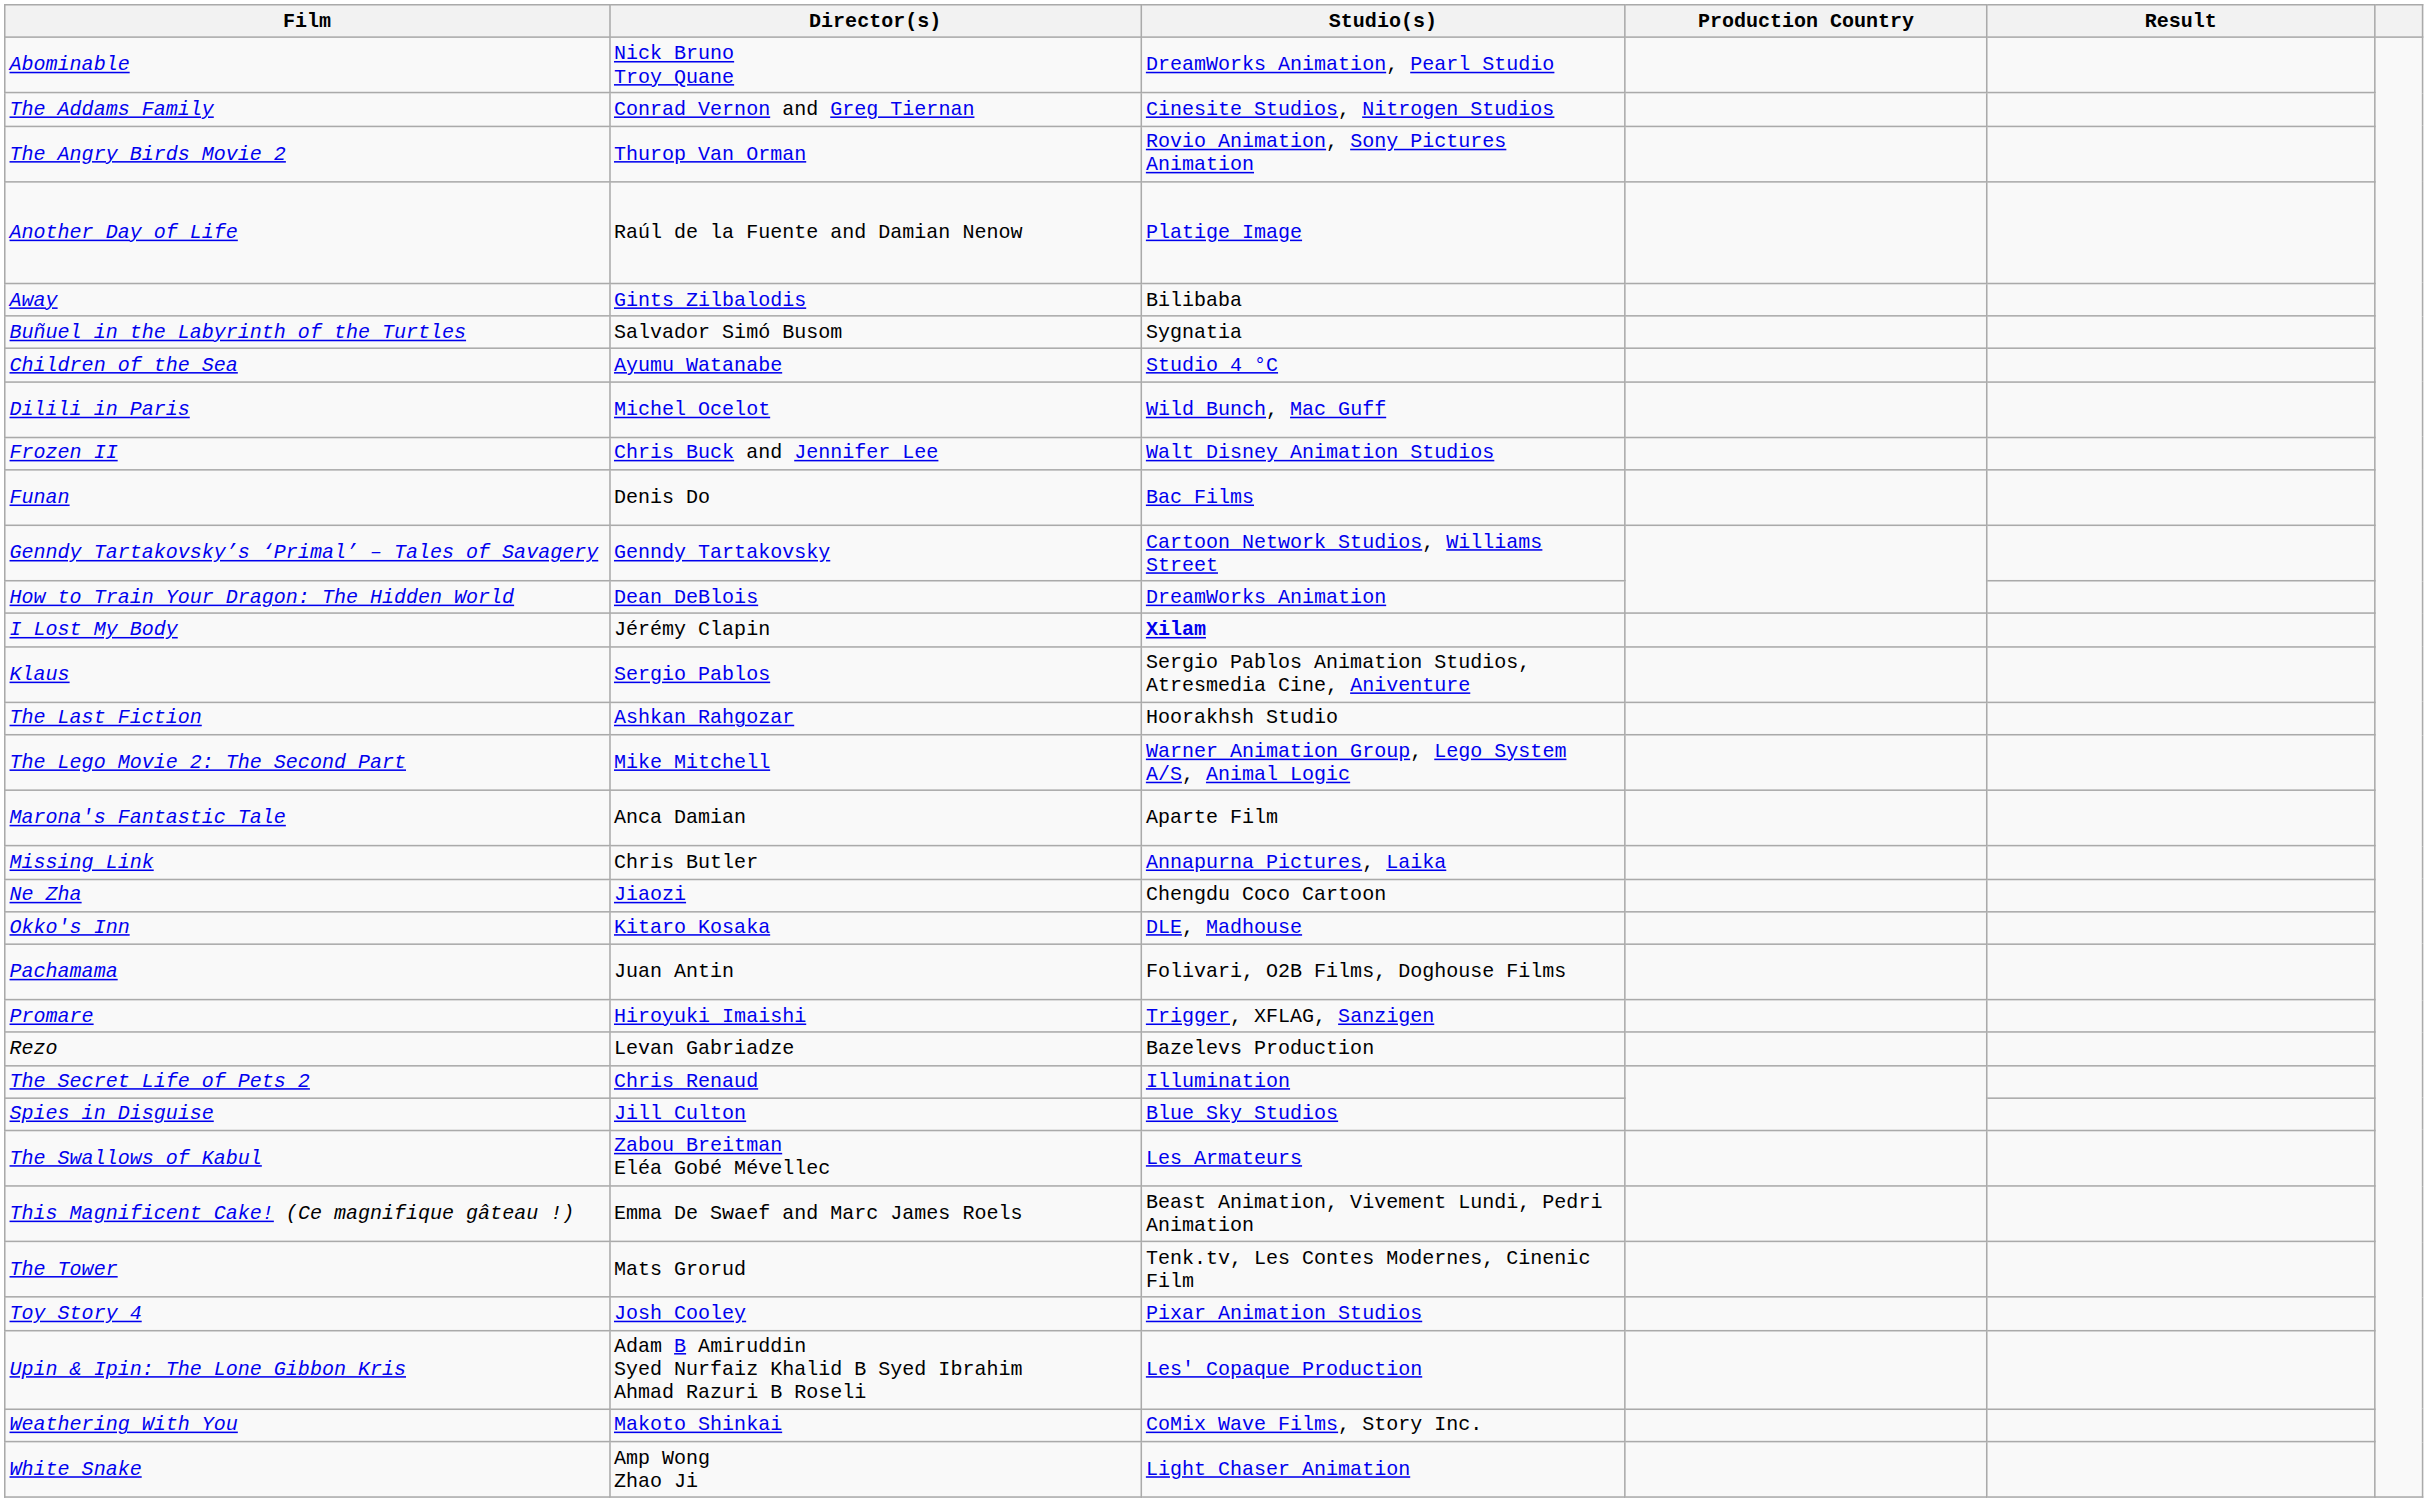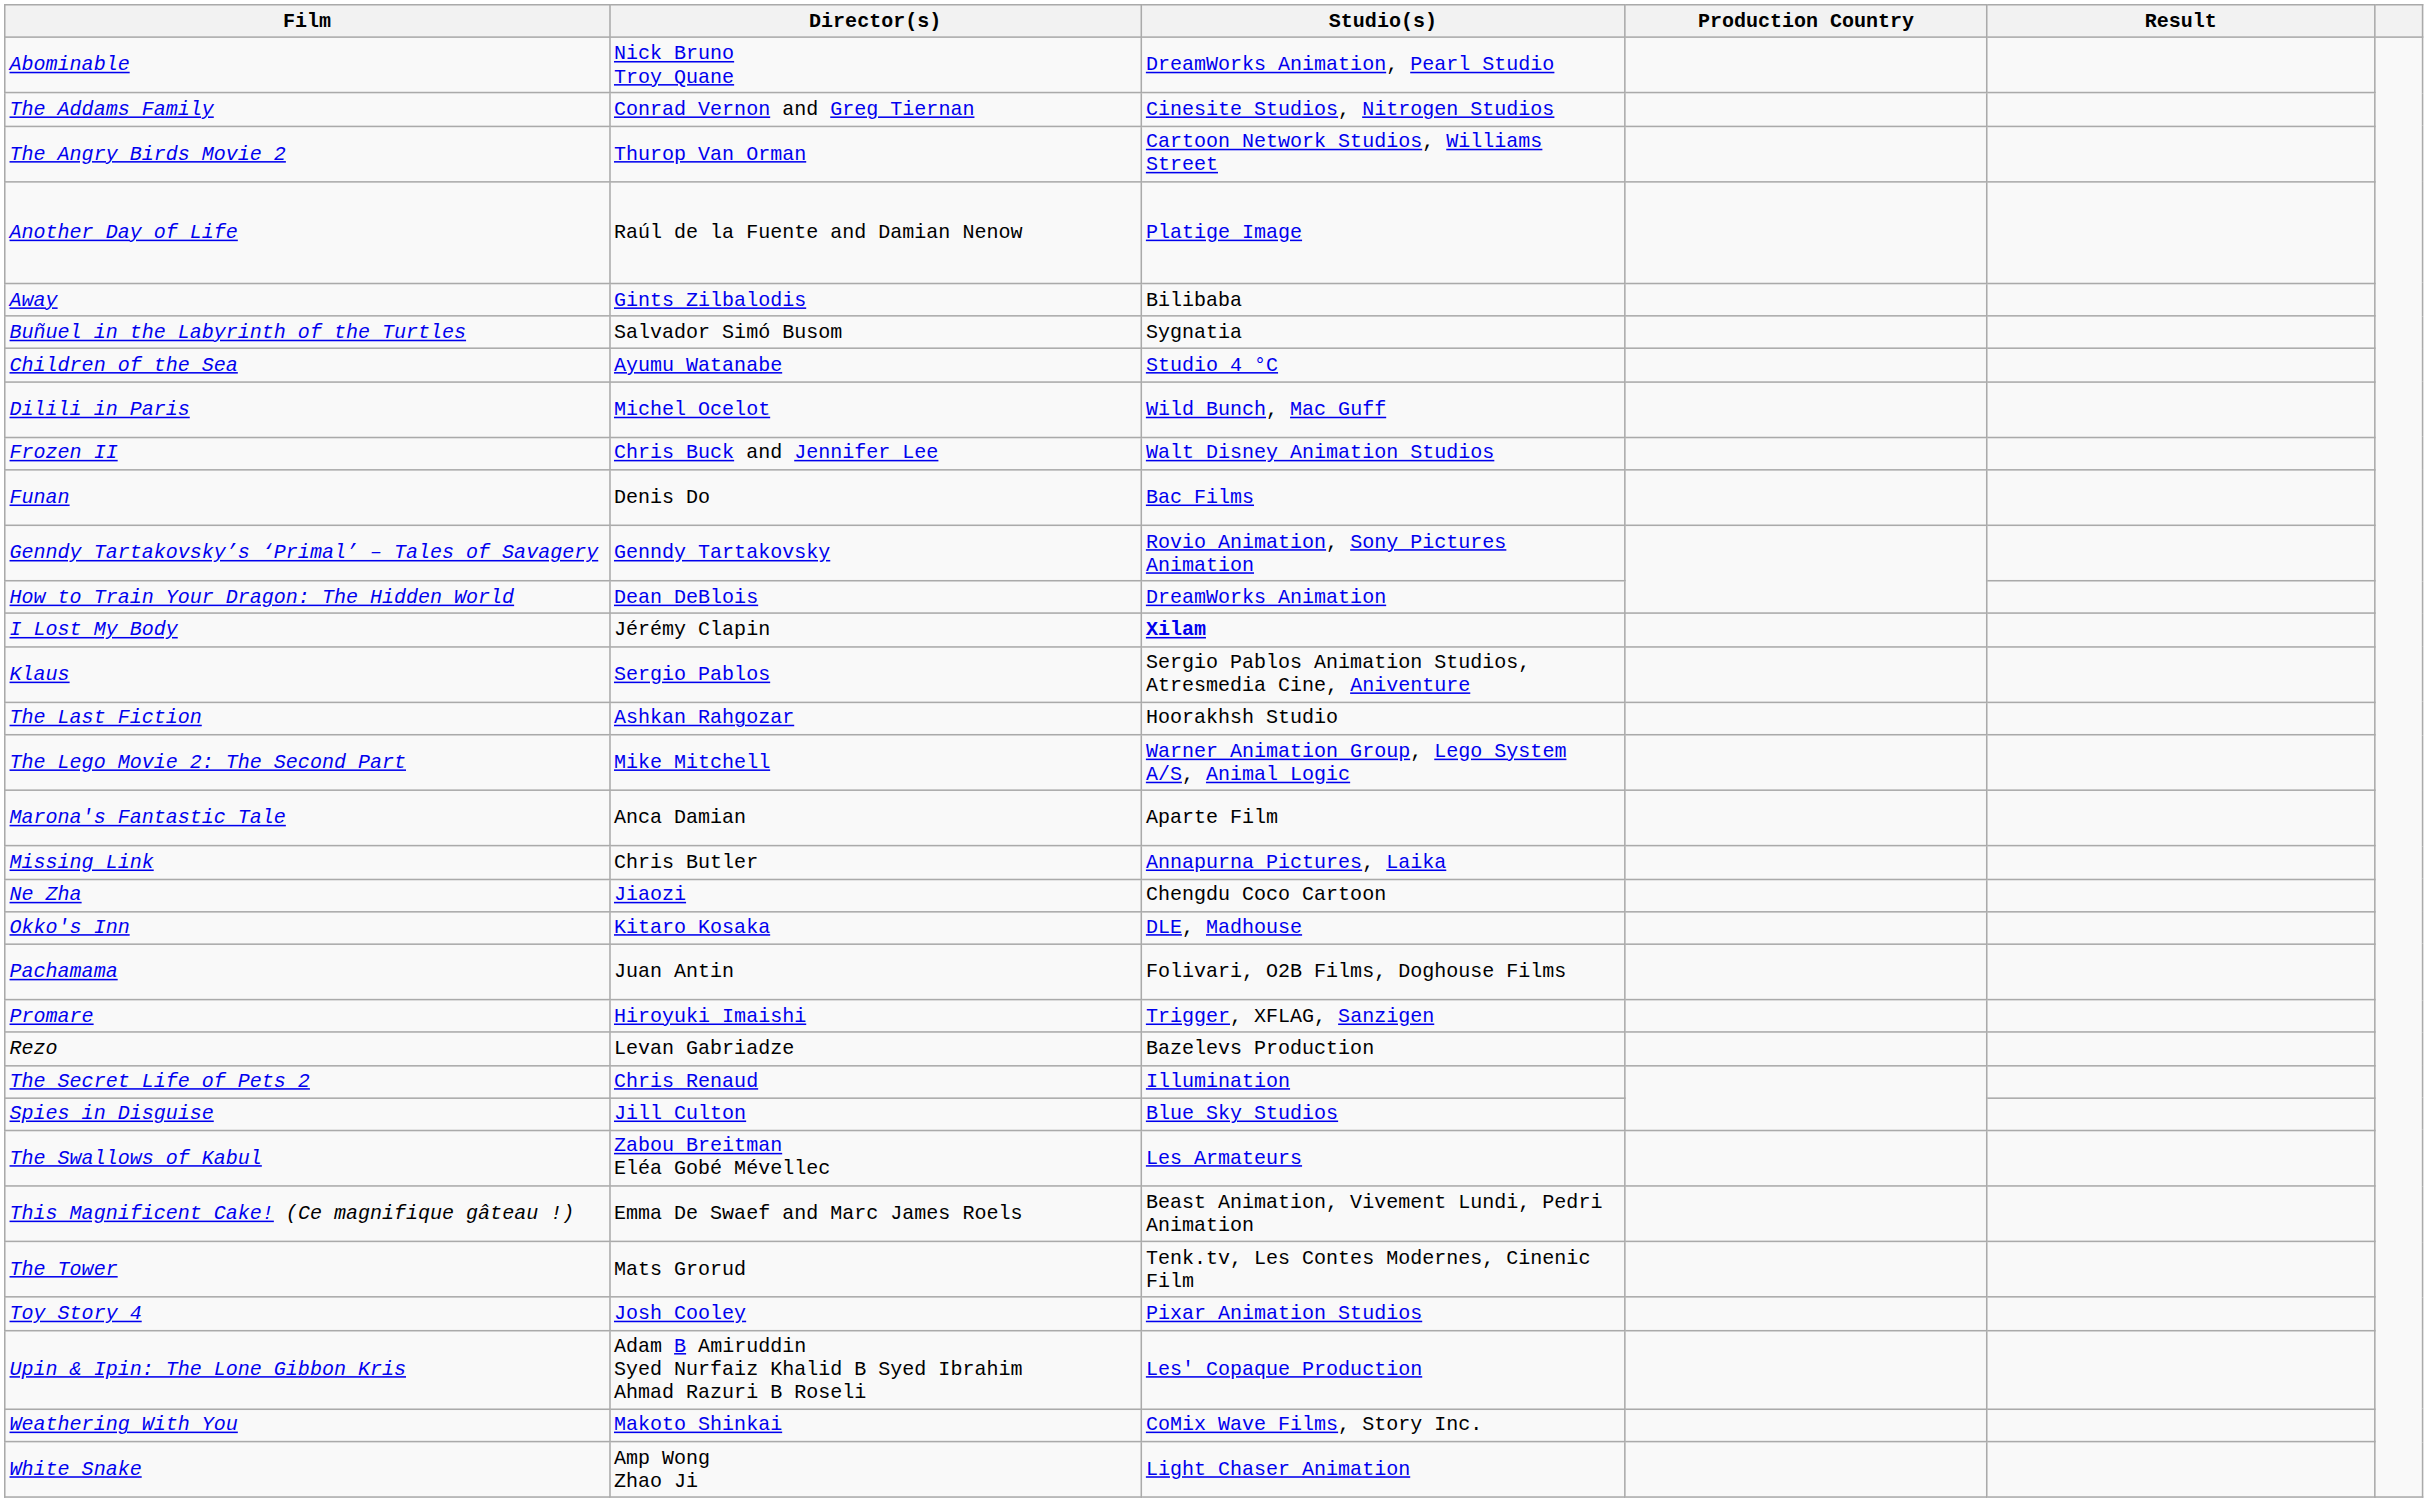(1326, 154) Rovio Animation, Sony Pictures Animation -> (1344, 154) Cartoon Network Studios, Williams Street
(1344, 553) Cartoon Network Studios, Williams Street -> (1326, 553) Rovio Animation, Sony Pictures Animation
